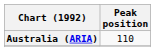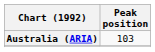(125, 39) 110 -> (125, 39) 103
